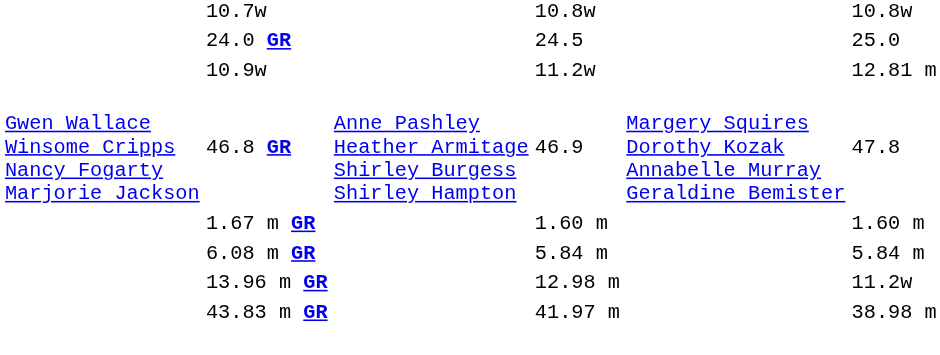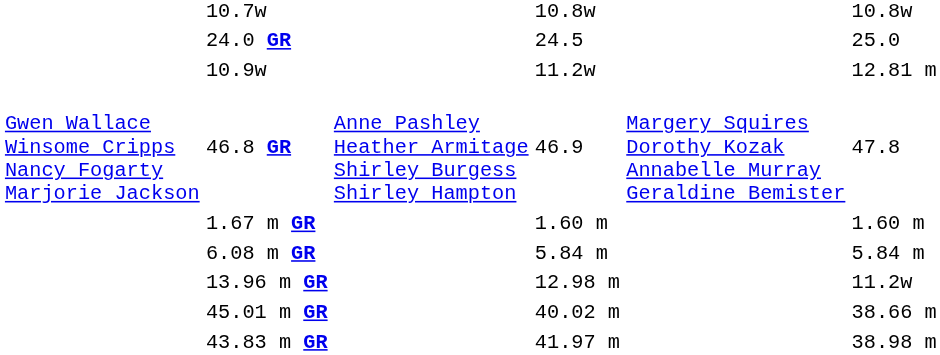+ row: (267, 312)
